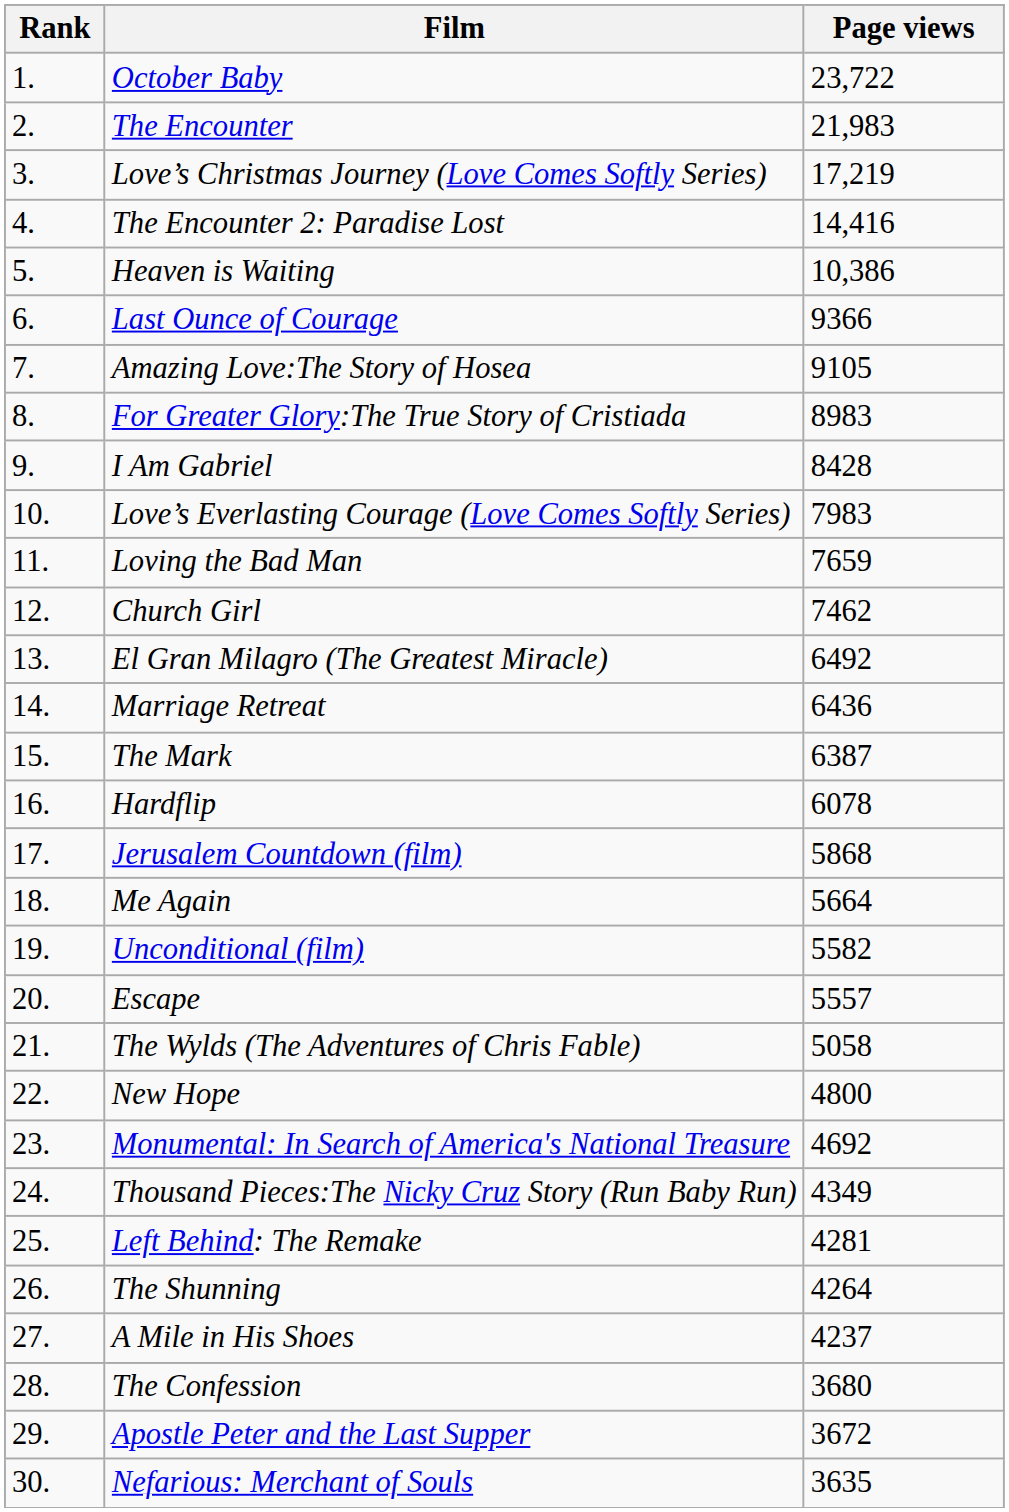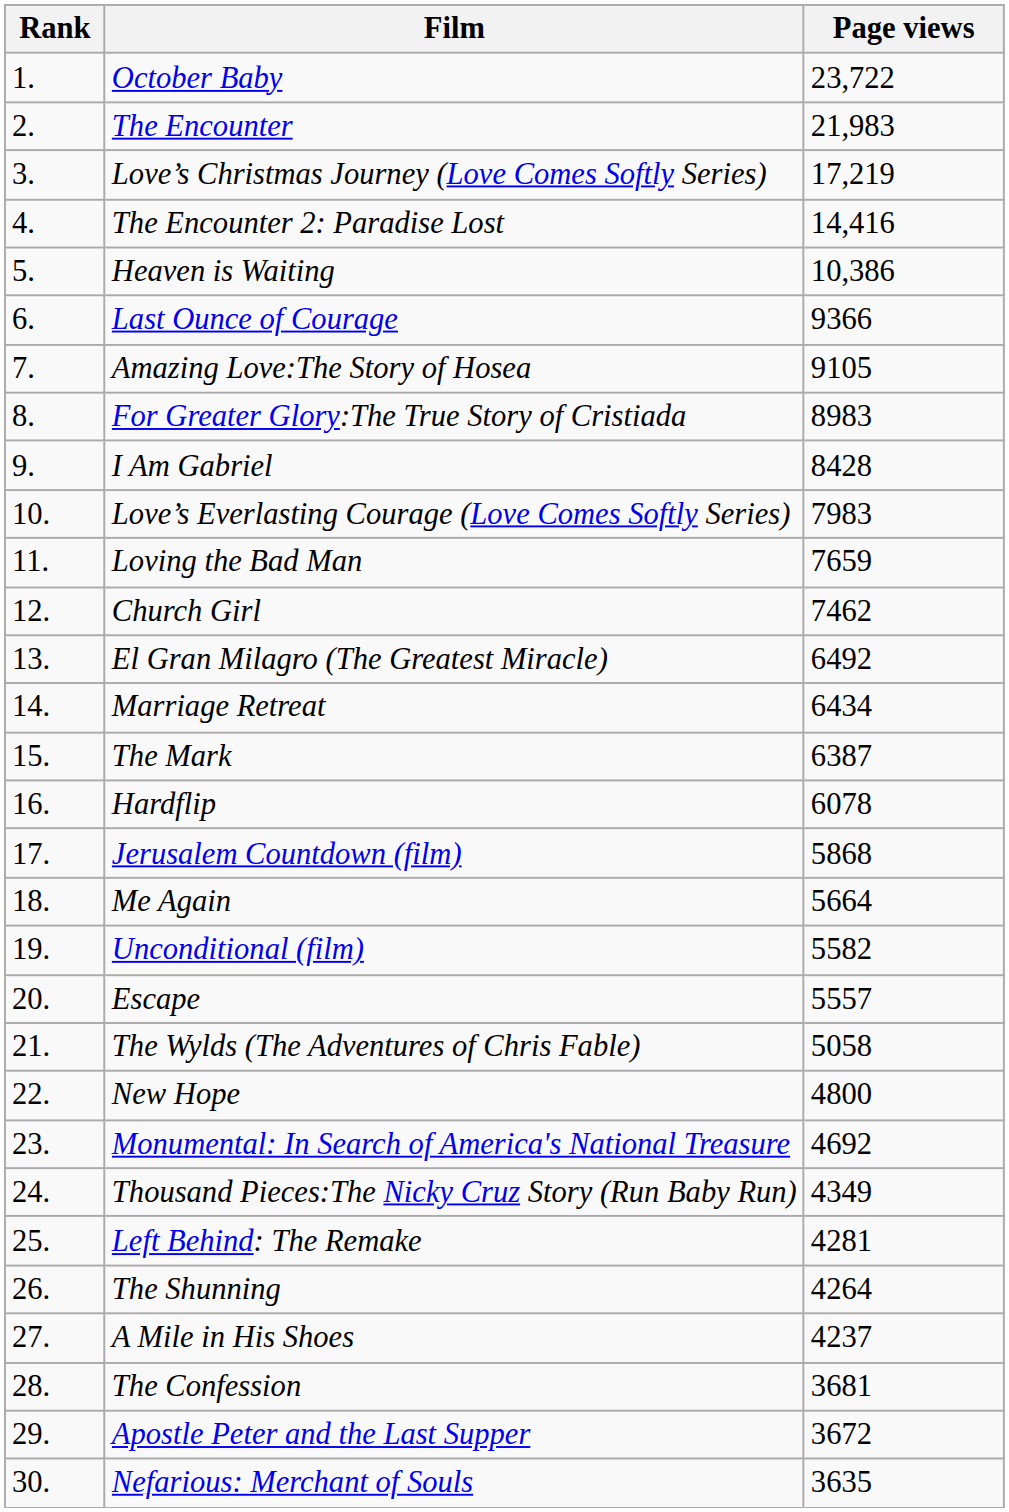(841, 707) 6436 -> (841, 707) 6434
(841, 1385) 3680 -> (841, 1385) 3681
